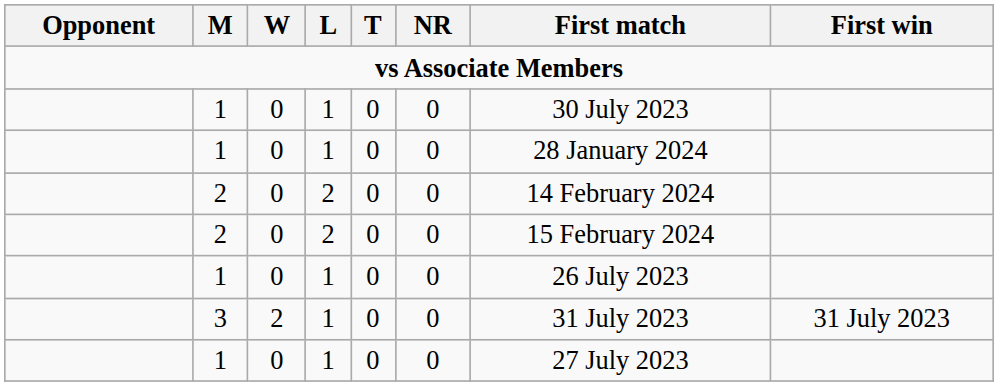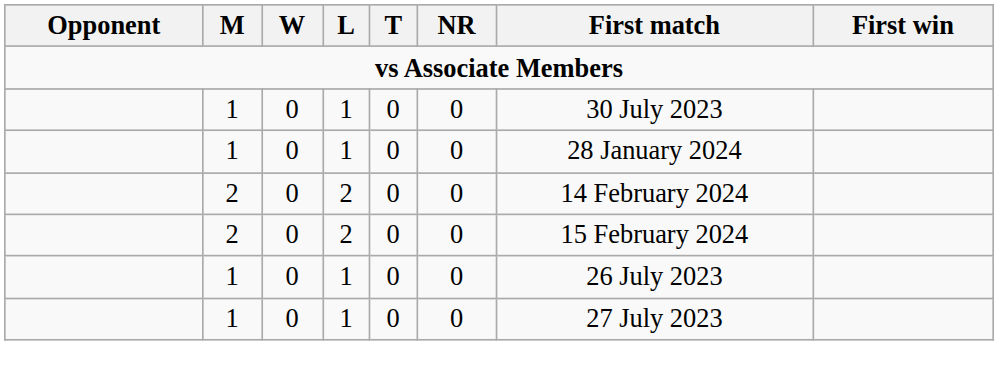- row: (220, 318)
